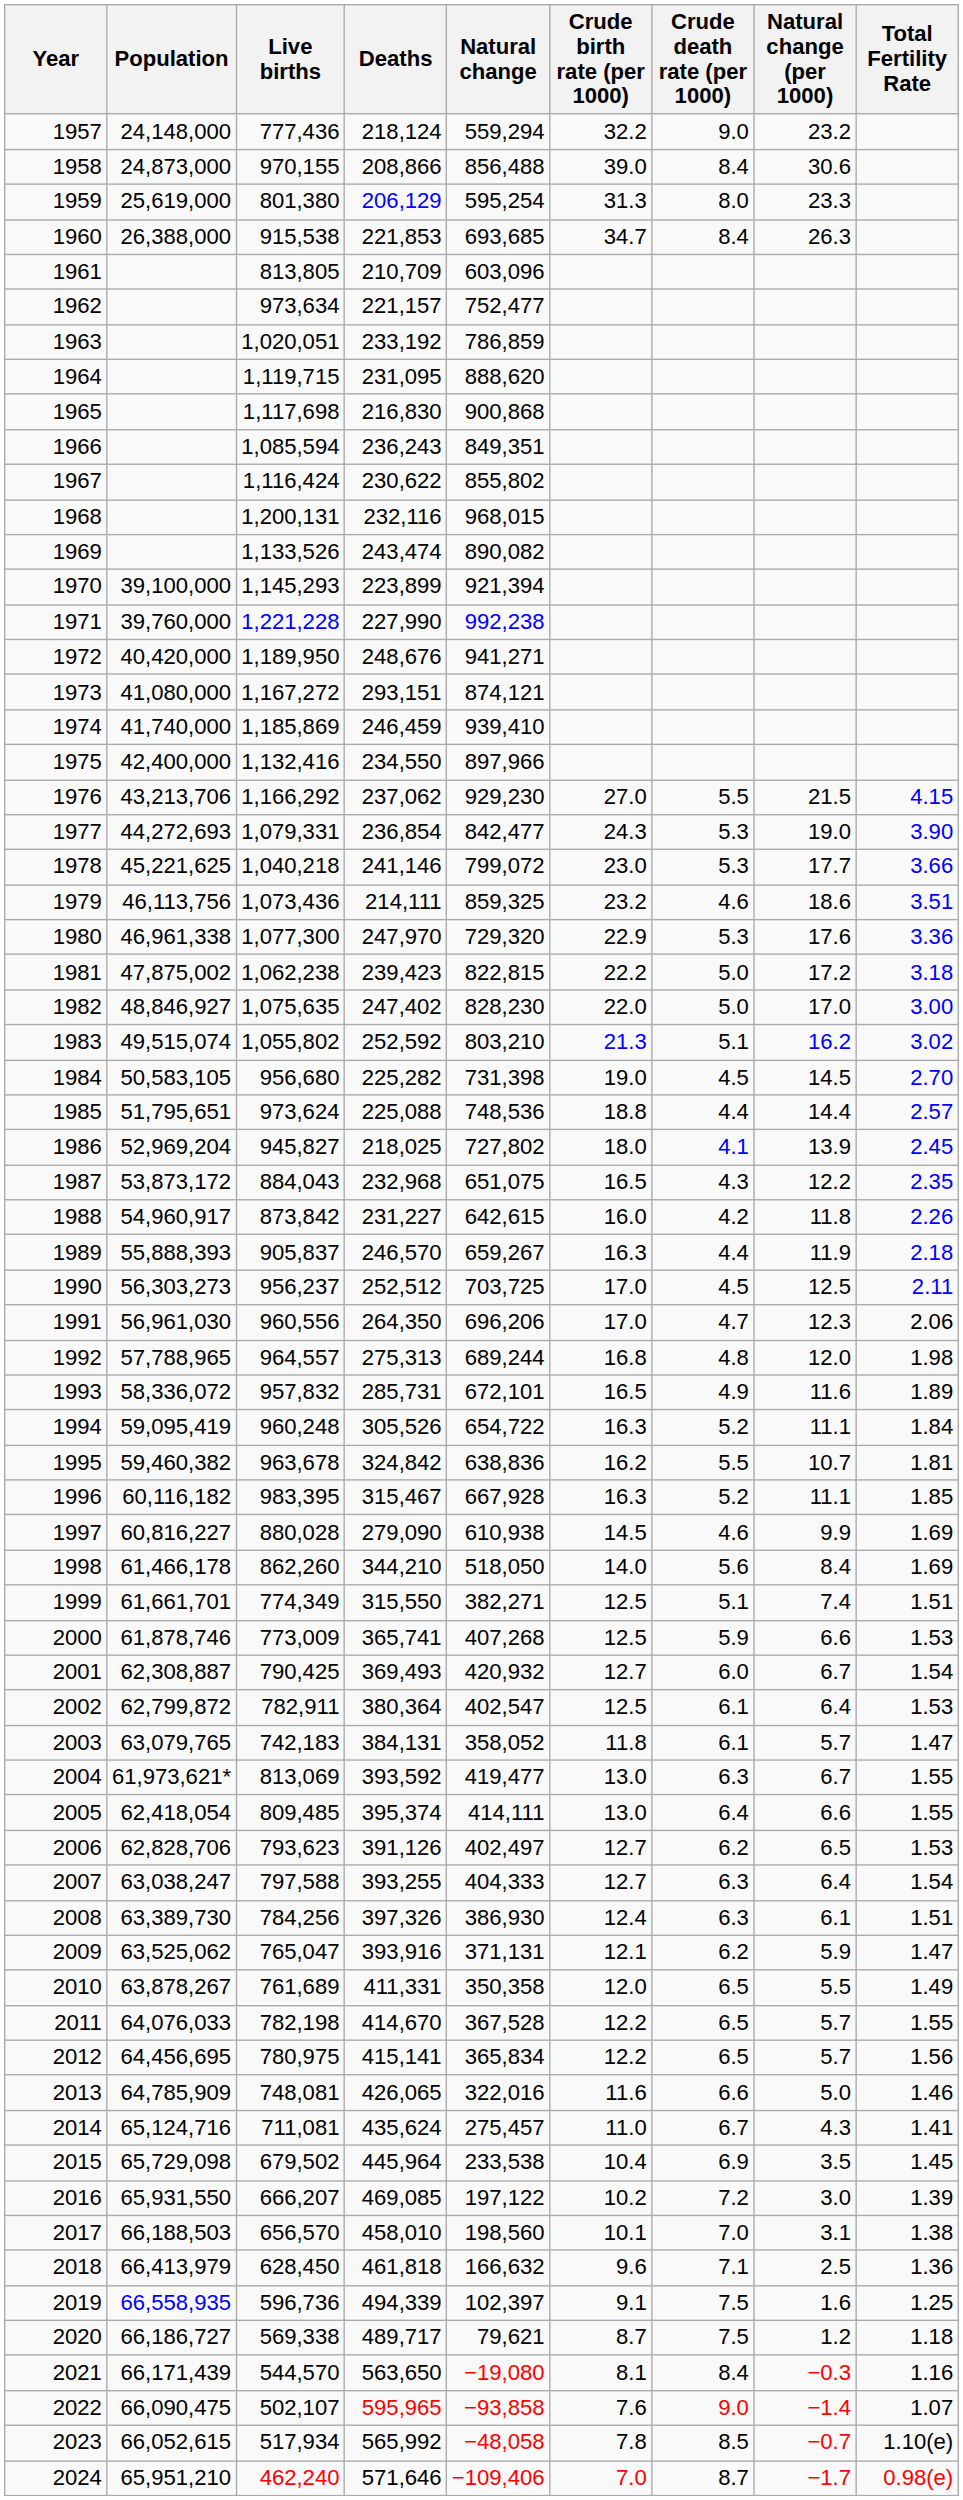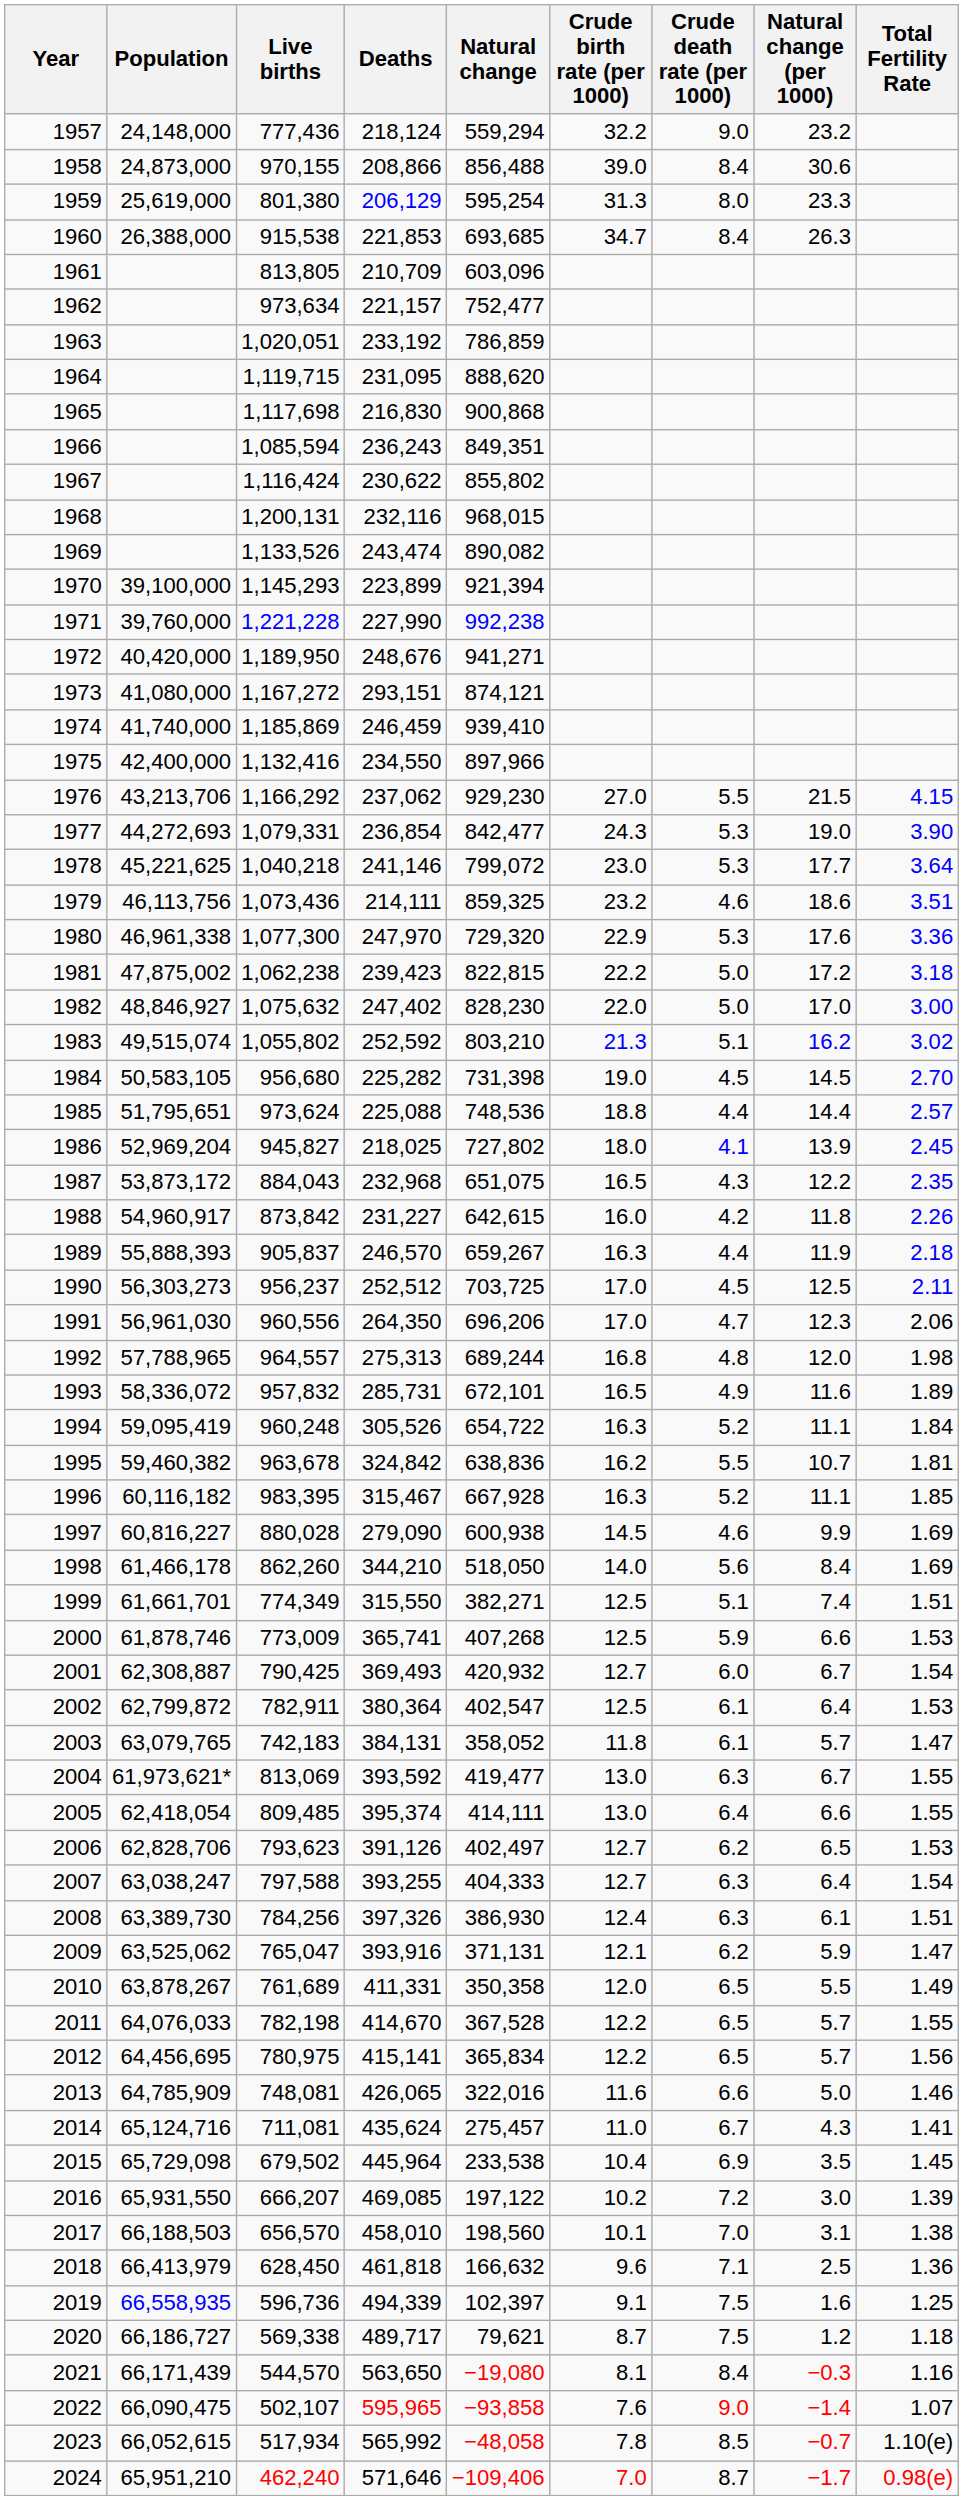(932, 866) 3.66 -> (932, 866) 3.64
(290, 1006) 1,075,635 -> (290, 1006) 1,075,632
(505, 1532) 610,938 -> (505, 1532) 600,938
